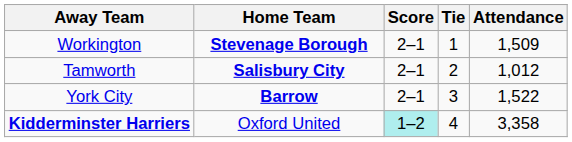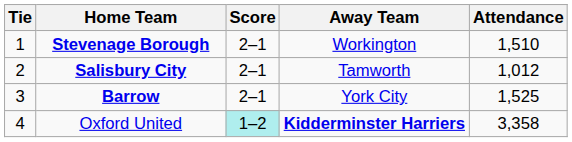columns swapped: (453, 17) <-> (99, 17)
(518, 44) 1,509 -> (518, 44) 1,510
(518, 96) 1,522 -> (518, 96) 1,525
